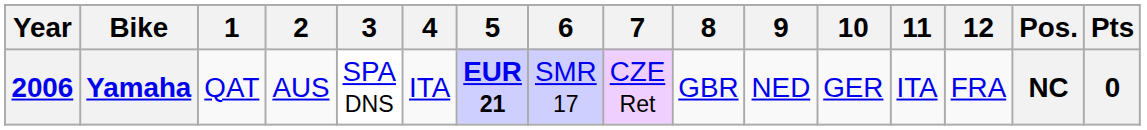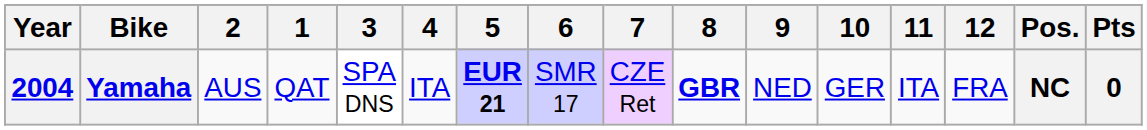columns swapped: (232, 27) <-> (301, 27)
(42, 87) 2006 -> (42, 87) 2004
(708, 87) normal -> (709, 87) bold
